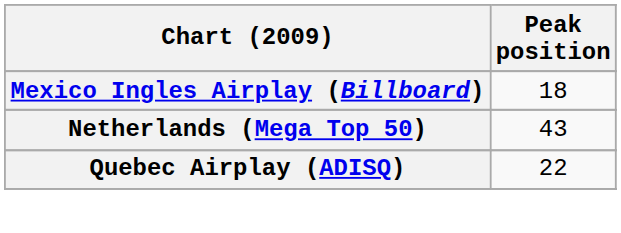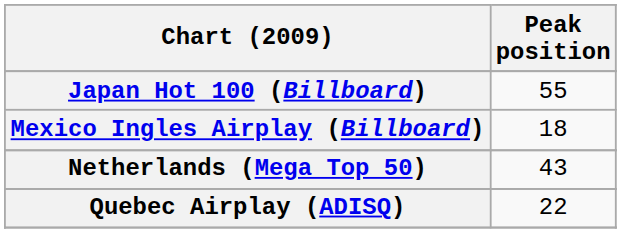+ row: (247, 91)
